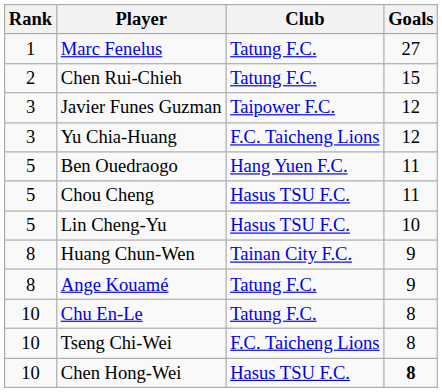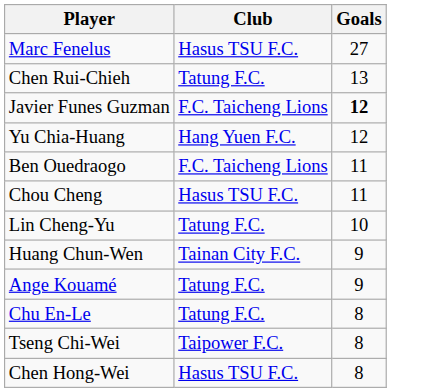- column: (31, 19)
(273, 48) Tatung F.C. -> (238, 48) Hasus TSU F.C.
(411, 78) 15 -> (359, 78) 13
(283, 107) Taipower F.C. -> (253, 107) F.C. Taicheng Lions
(411, 107) normal -> (359, 107) bold
(305, 136) F.C. Taicheng Lions -> (237, 136) Hang Yuen F.C.
(289, 166) Hang Yuen F.C. -> (253, 166) F.C. Taicheng Lions
(290, 225) Hasus TSU F.C. -> (221, 225) Tatung F.C.
(305, 343) F.C. Taicheng Lions -> (231, 343) Taipower F.C.
(411, 372) bold -> (359, 372) normal
